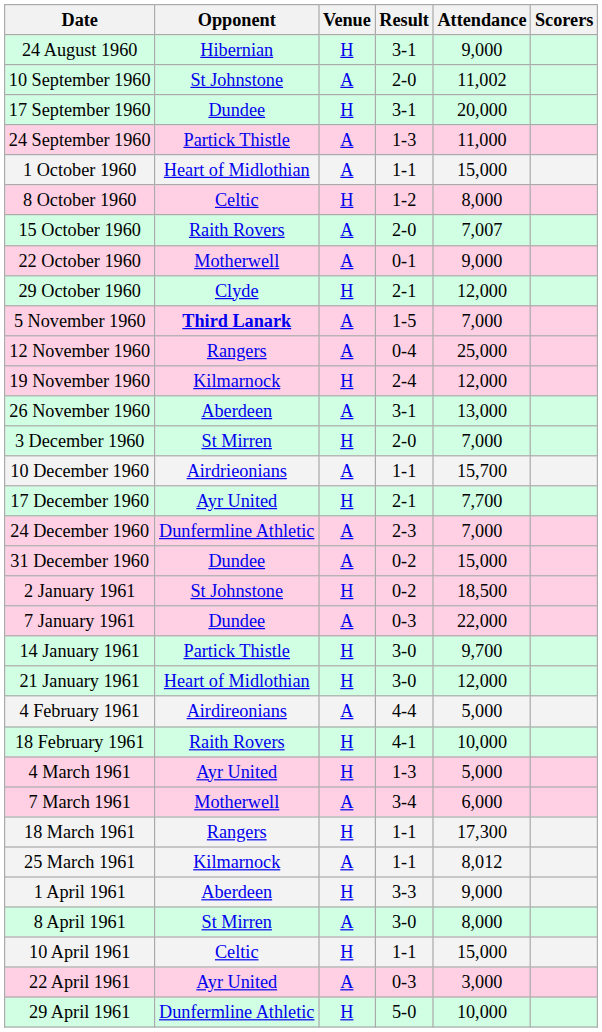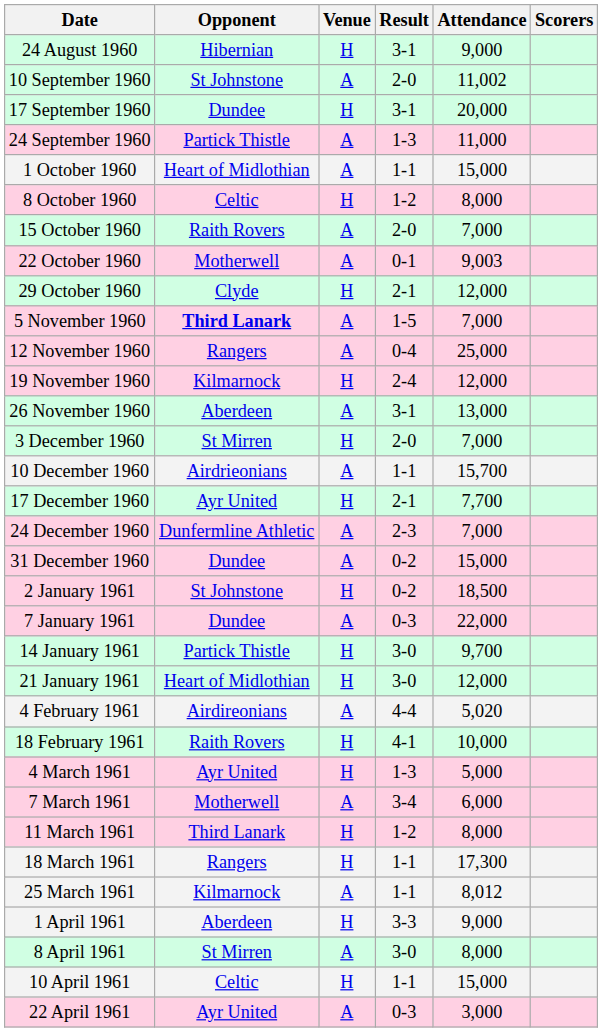(482, 230) 7,007 -> (482, 230) 7,000
(482, 260) 9,000 -> (482, 260) 9,003
(482, 711) 5,000 -> (482, 711) 5,020
+ row: (80, 831)
- row: (80, 1012)
